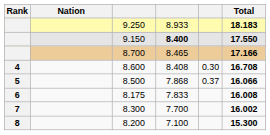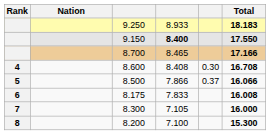(177, 81) 7.868 -> (177, 81) 7.866
(177, 108) 7.700 -> (177, 108) 7.105
(244, 108) 16.002 -> (244, 108) 16.000
